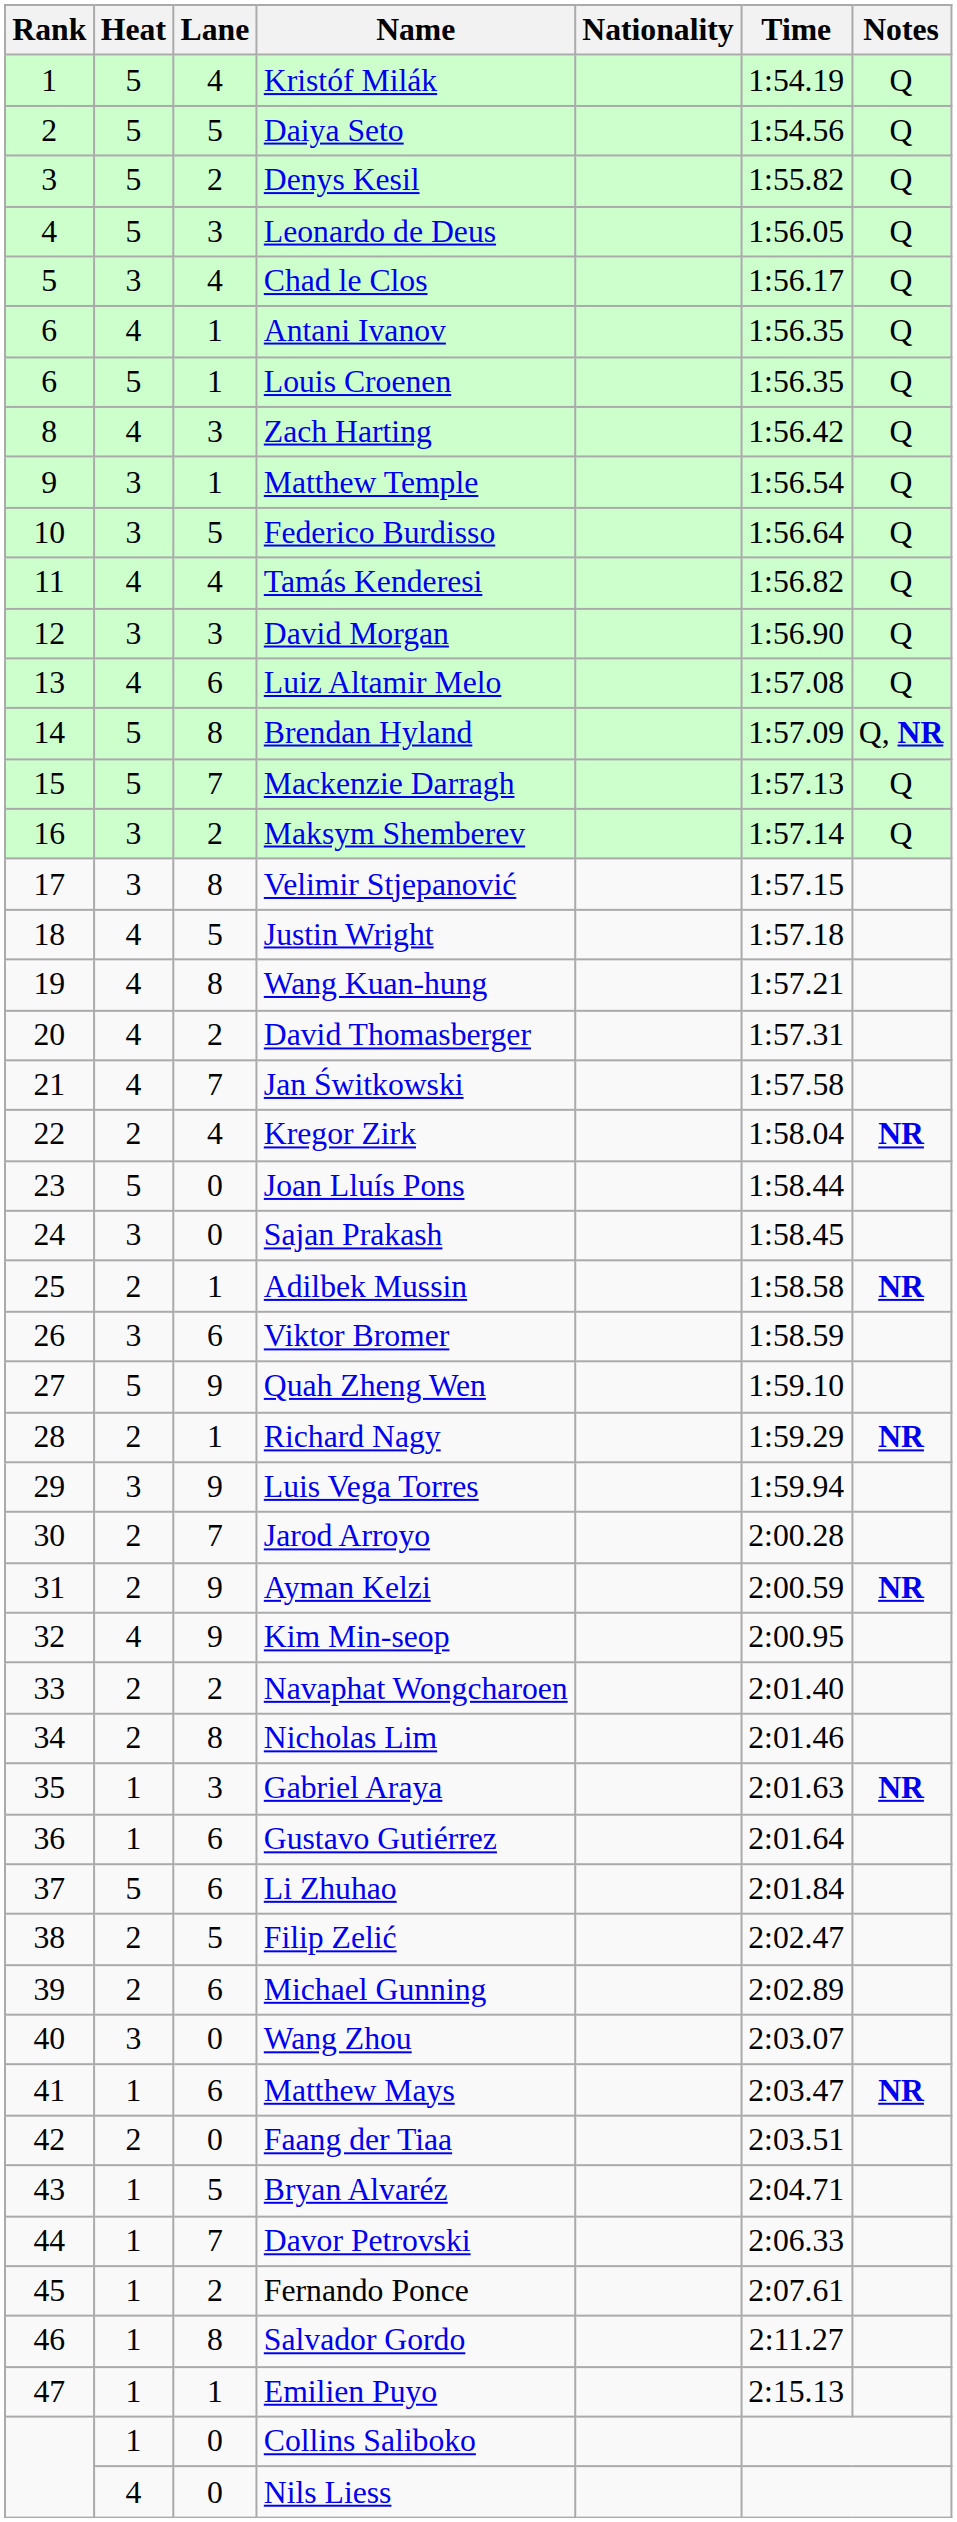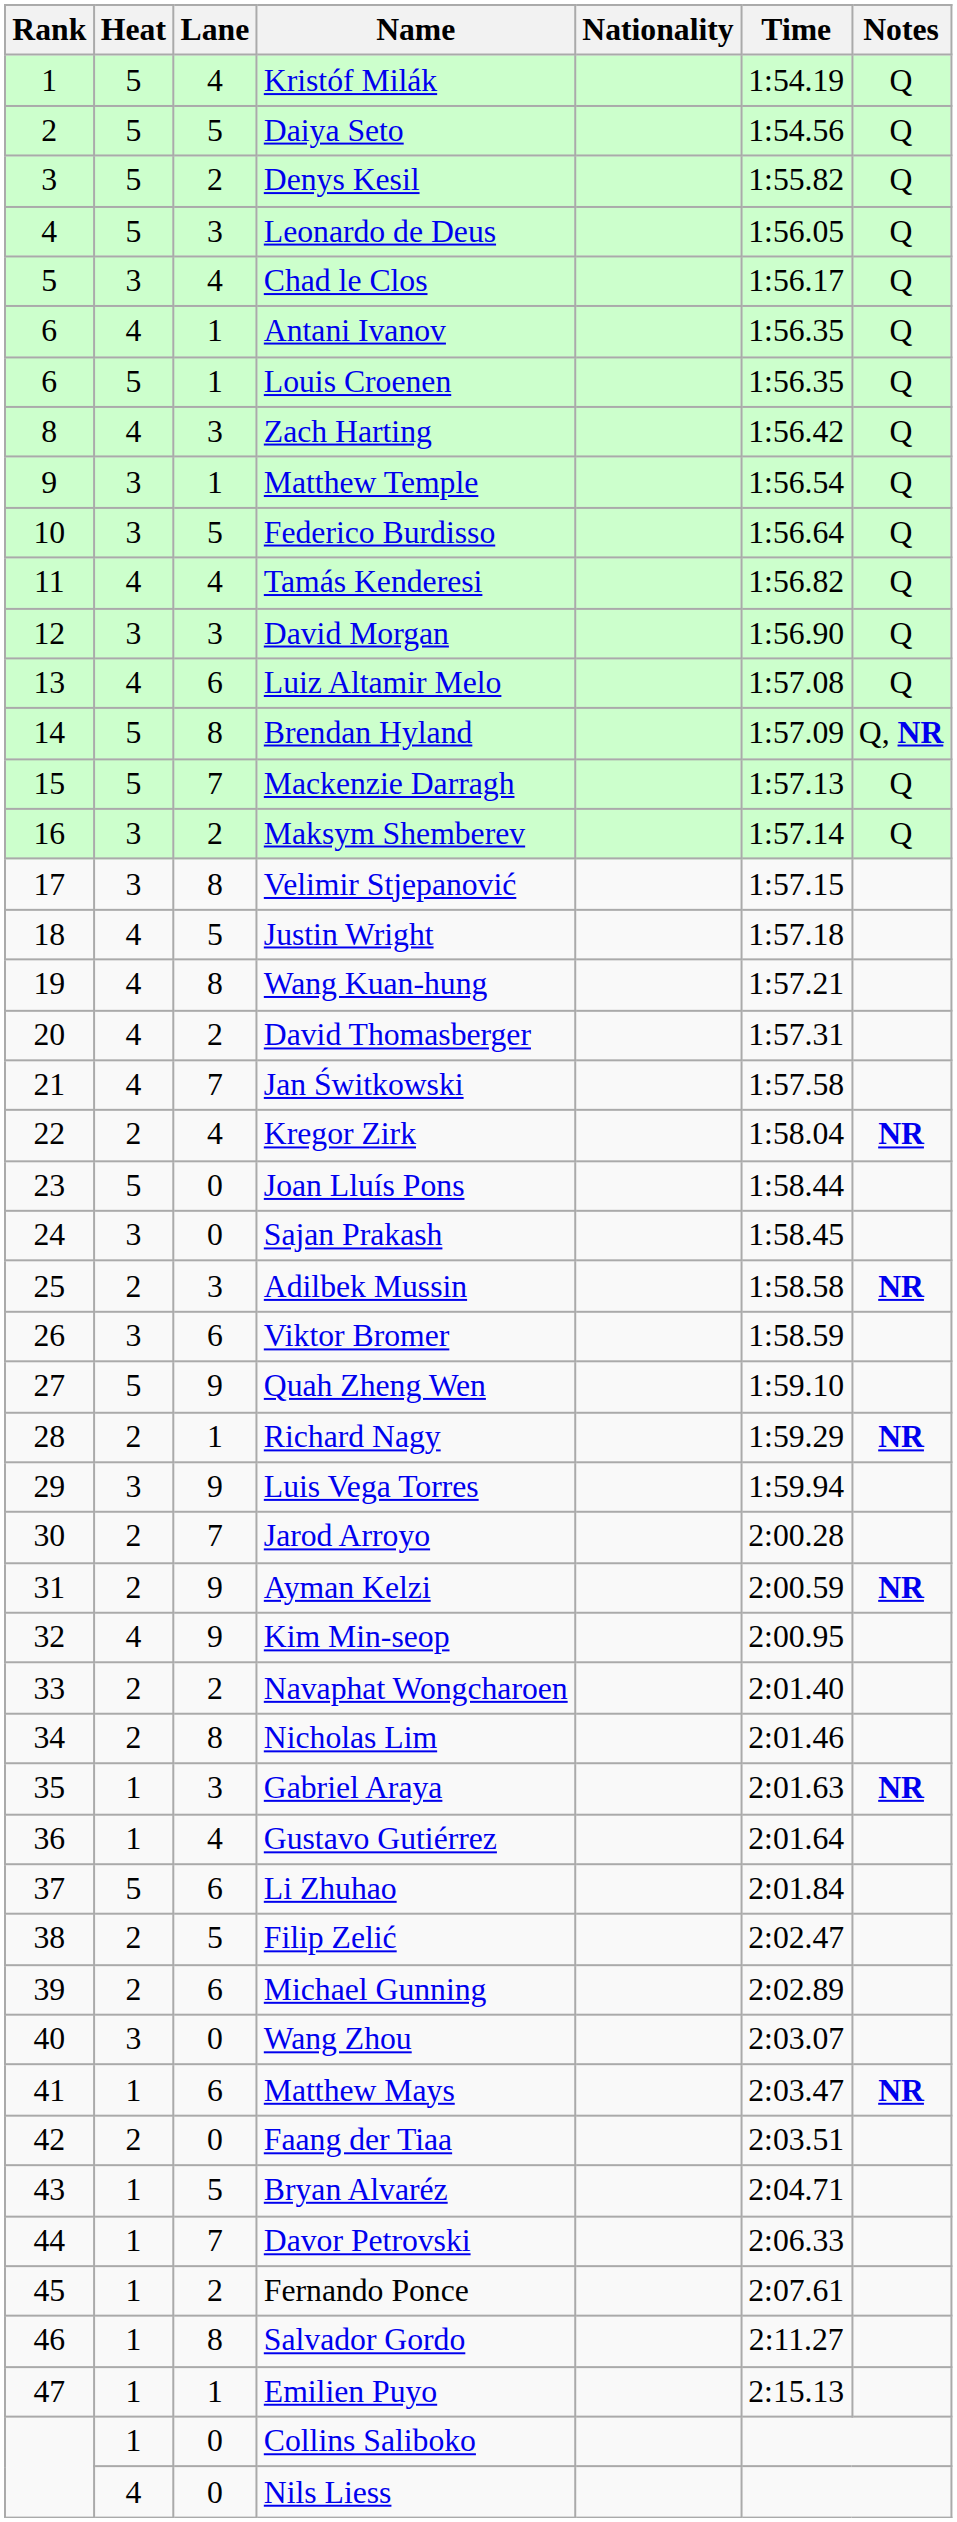(215, 1285) 1 -> (215, 1285) 3
(215, 1838) 6 -> (215, 1838) 4
